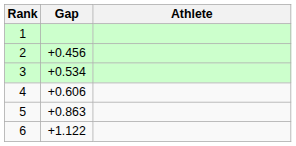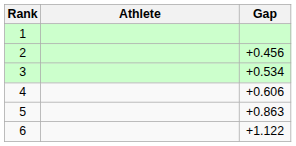columns swapped: (192, 14) <-> (67, 14)
